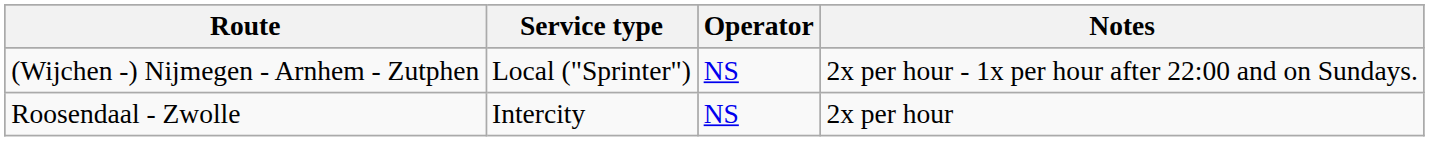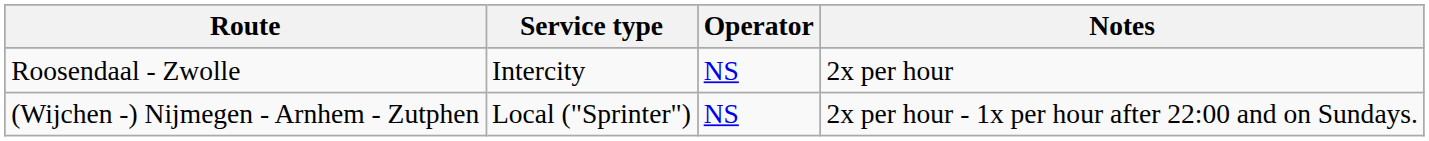rows swapped: (126, 113) <-> (245, 69)
